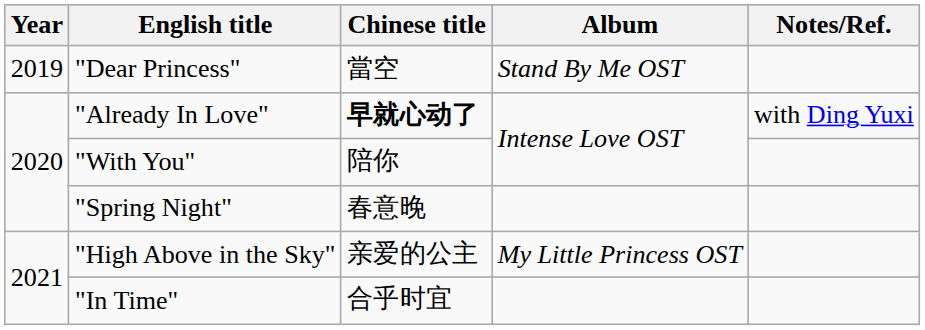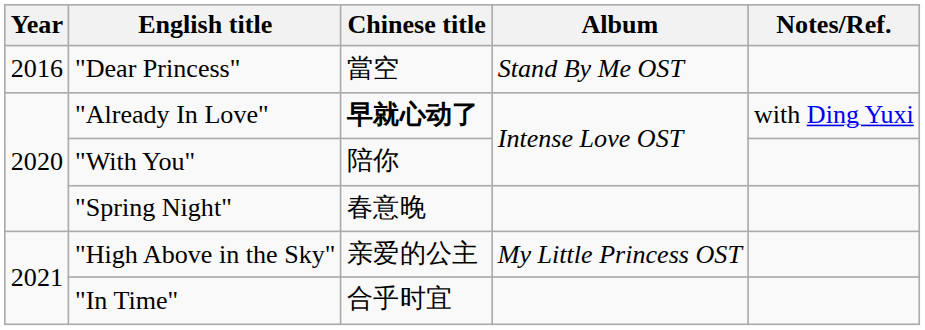(37, 68) 2019 -> (37, 68) 2016
